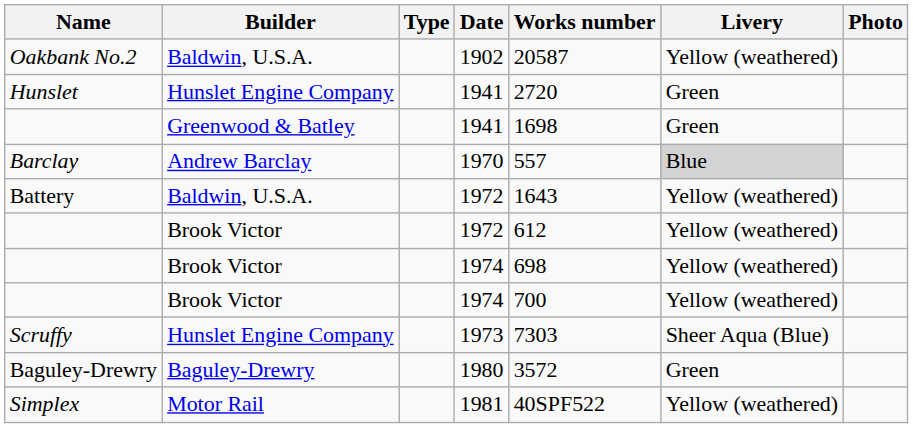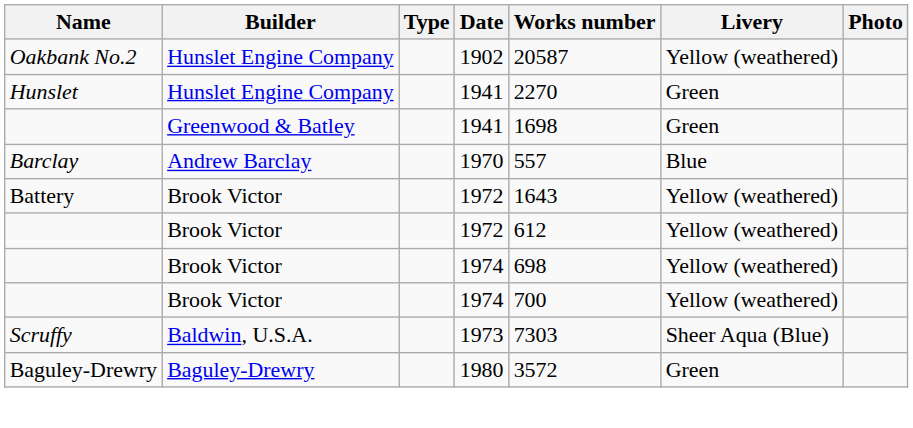(240, 56) Baldwin, U.S.A. -> (280, 56) Hunslet Engine Company
(536, 91) 2720 -> (536, 91) 2270
(686, 160) lightgrey background -> (686, 160) no background
(240, 195) Baldwin, U.S.A. -> (224, 195) Brook Victor
(280, 334) Hunslet Engine Company -> (240, 334) Baldwin, U.S.A.
- row: (44, 404)
